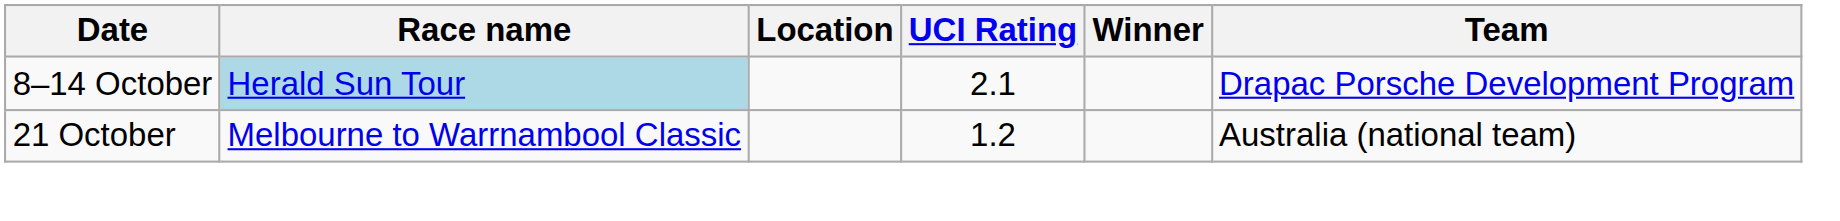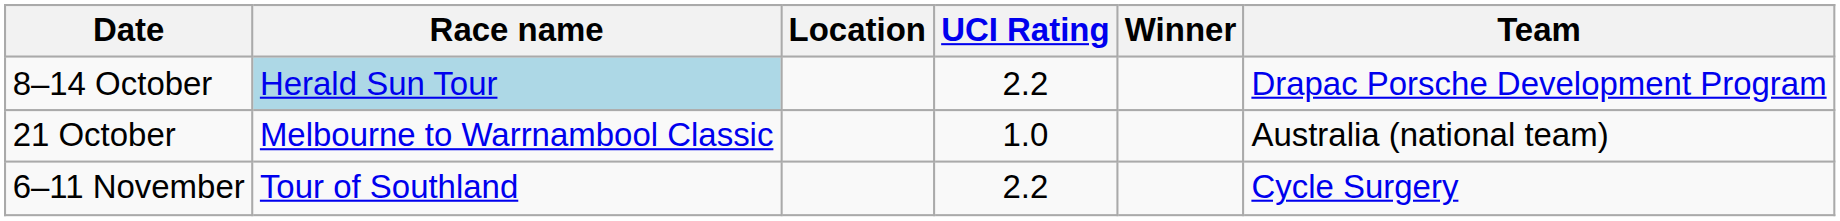(993, 82) 2.1 -> (1025, 82) 2.2
(993, 135) 1.2 -> (1025, 135) 1.0
+ row: (129, 187)
